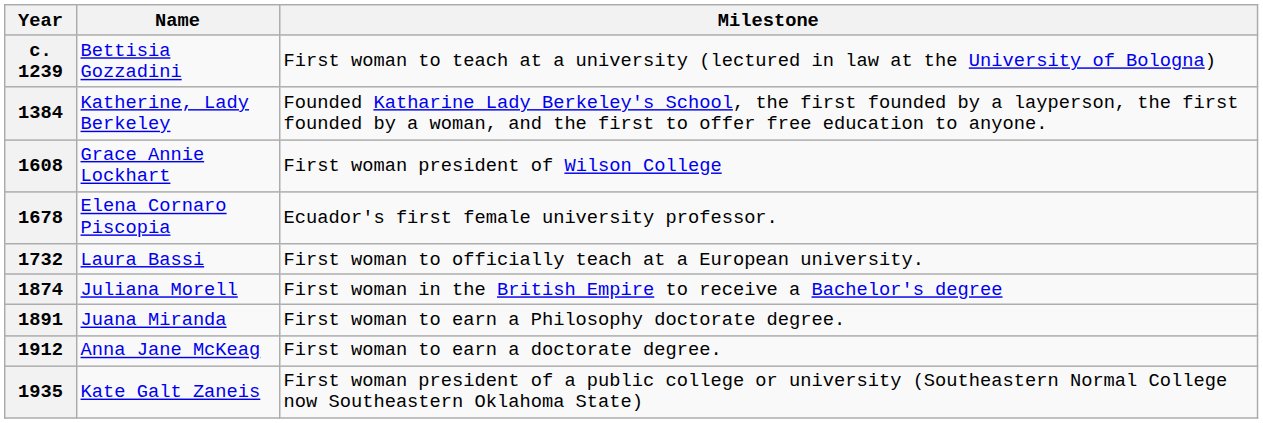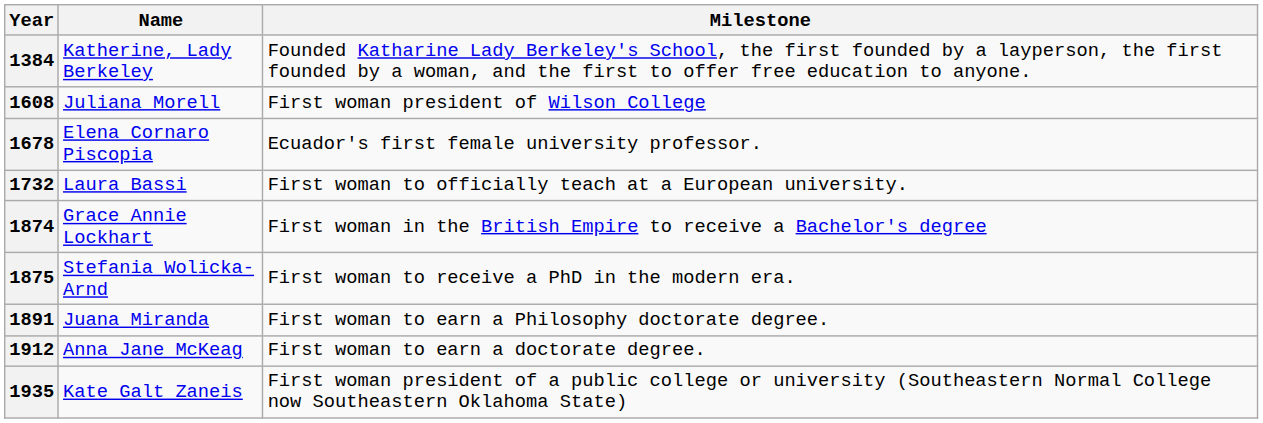- row: (40, 61)
(142, 166) Grace Annie Lockhart -> (142, 103) Juliana Morell
(159, 289) Juliana Morell -> (125, 227) Grace Annie Lockhart
+ row: (32, 279)
